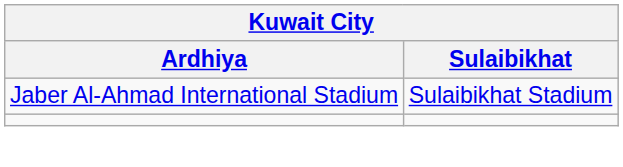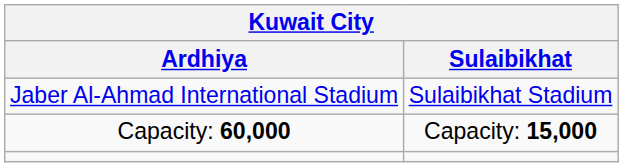+ row: (204, 132)
